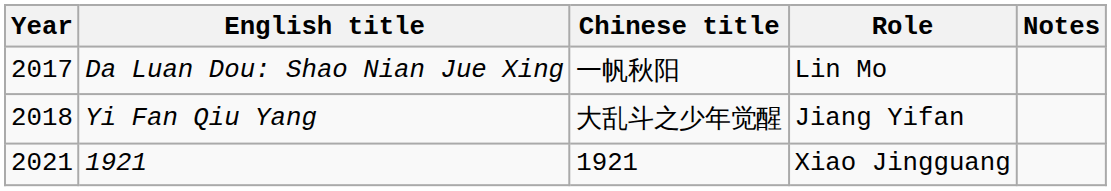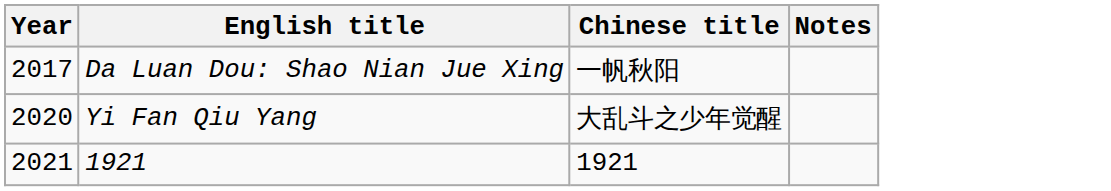- column: (903, 26)
(42, 119) 2018 -> (42, 119) 2020
